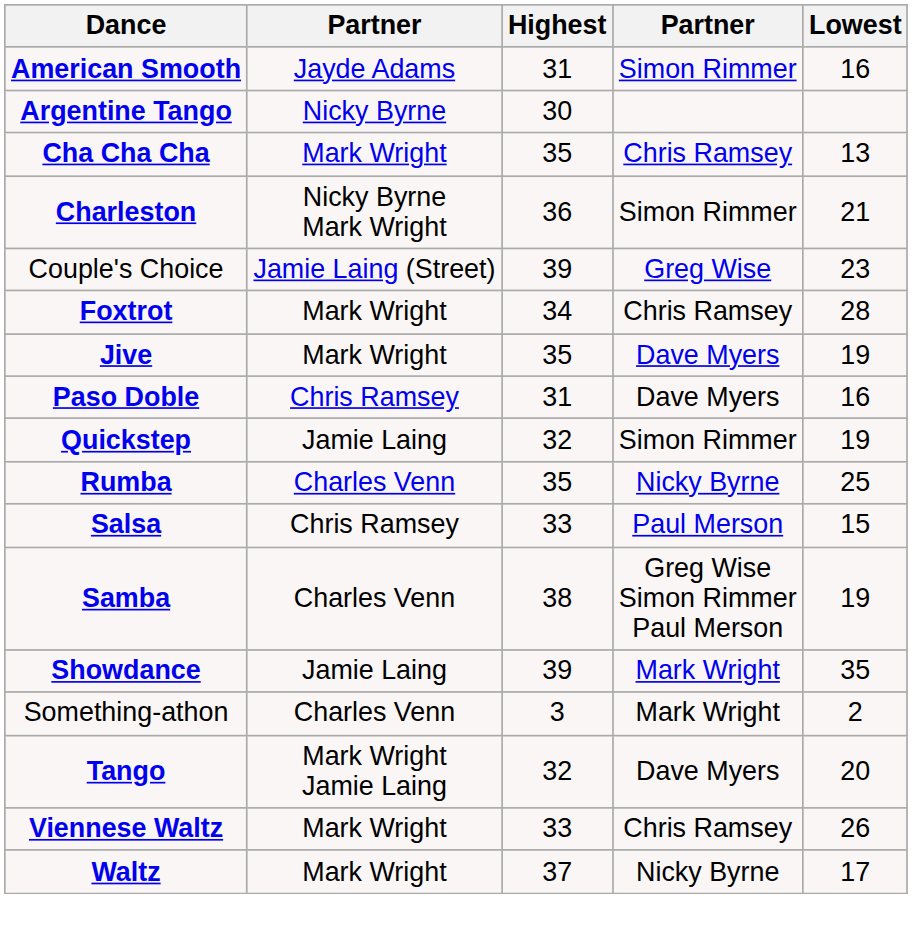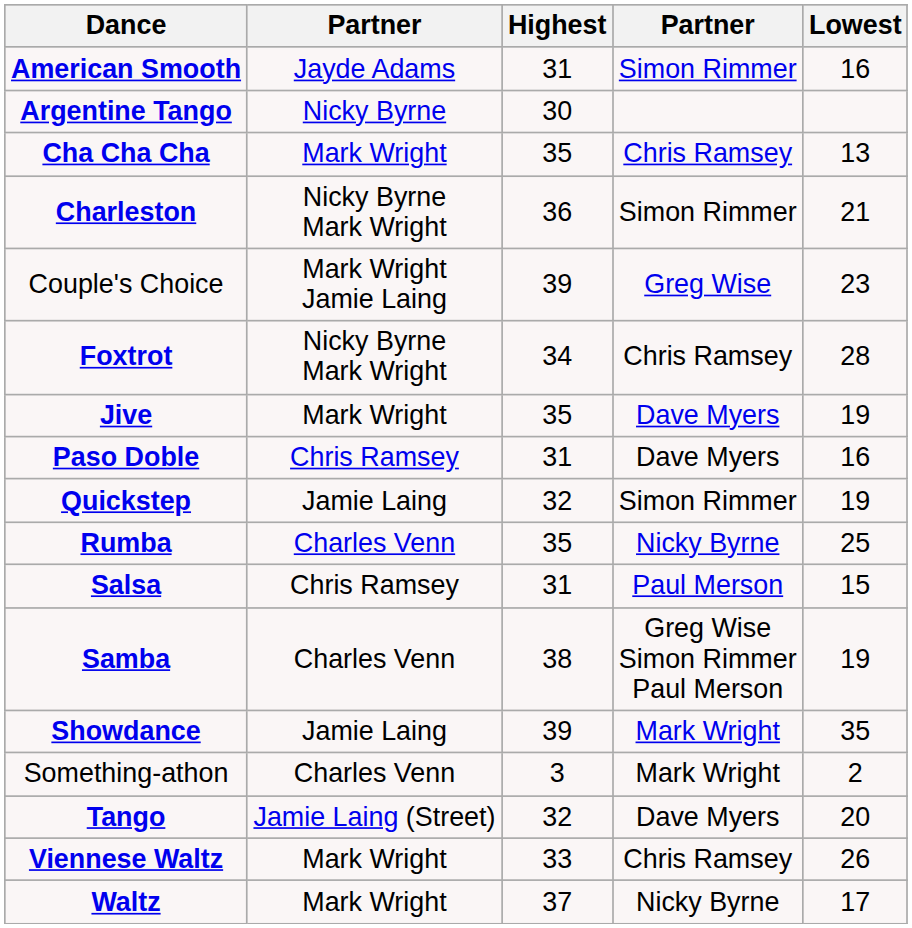(374, 269) Jamie Laing (Street) -> (374, 284) Mark Wright Jamie Laing
(374, 311) Mark Wright -> (374, 357) Nicky Byrne Mark Wright
(557, 524) 33 -> (557, 585) 31
(374, 771) Mark Wright Jamie Laing -> (374, 816) Jamie Laing (Street)
